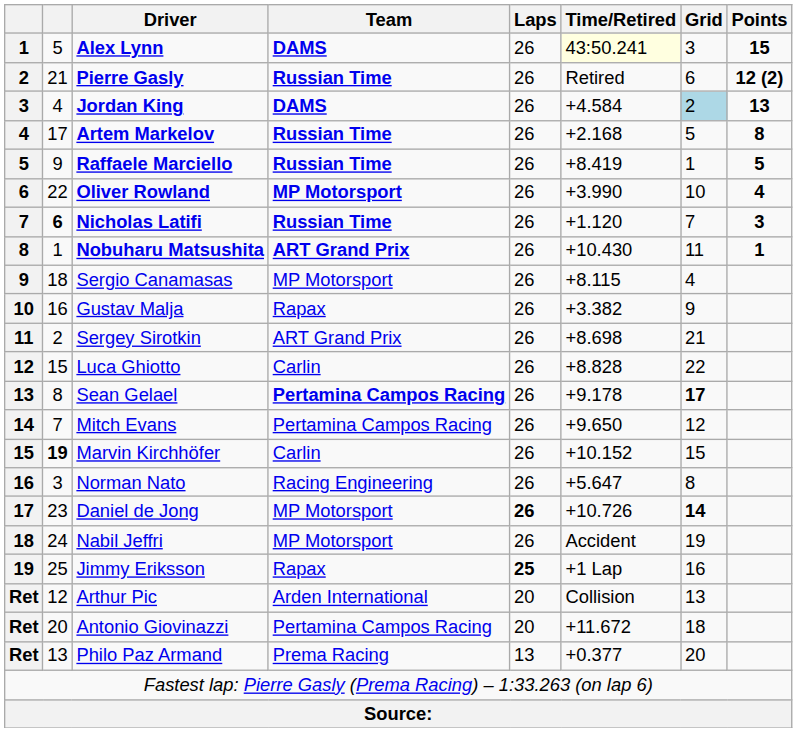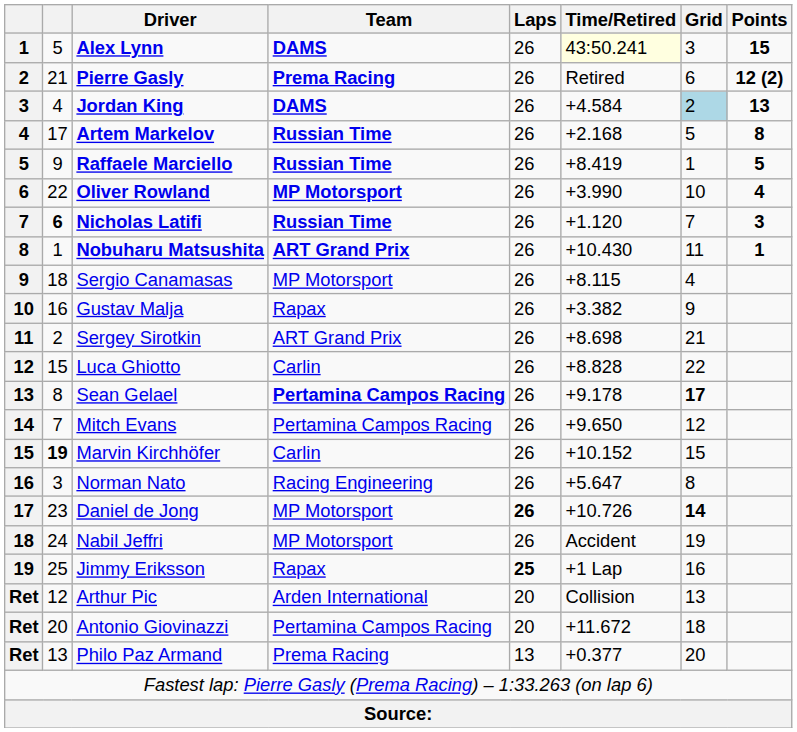(332, 77) Russian Time -> (334, 77) Prema Racing
